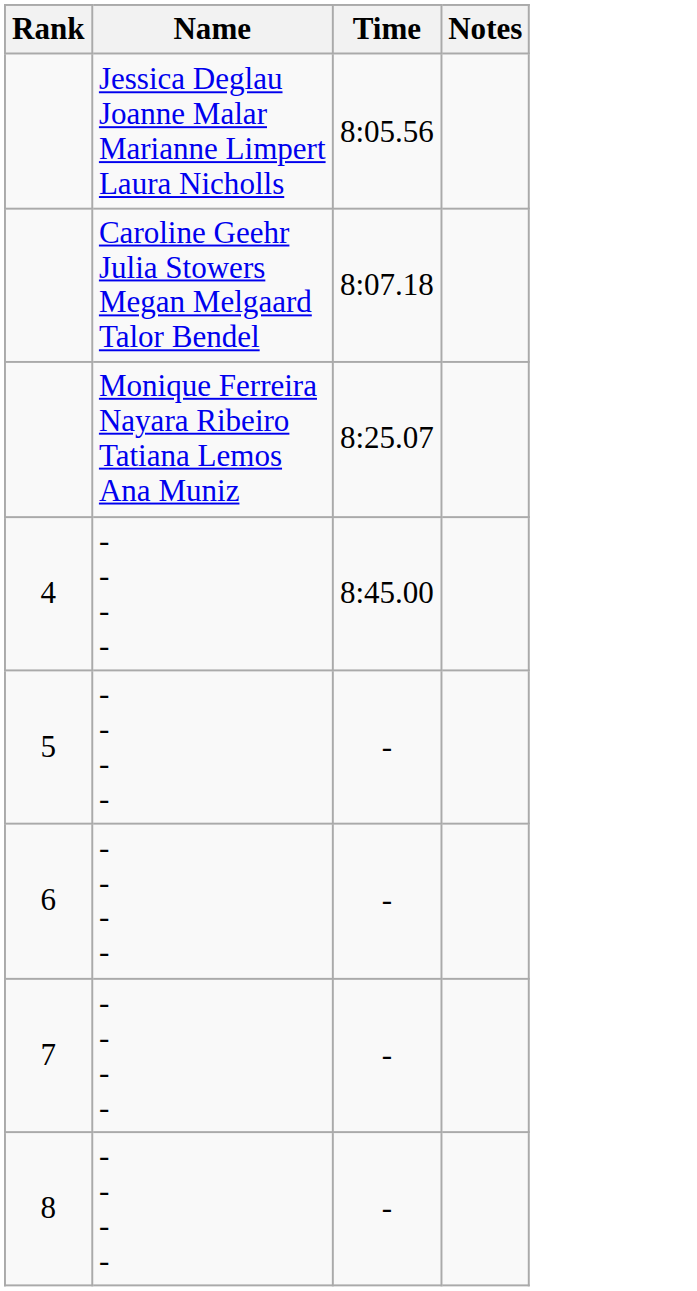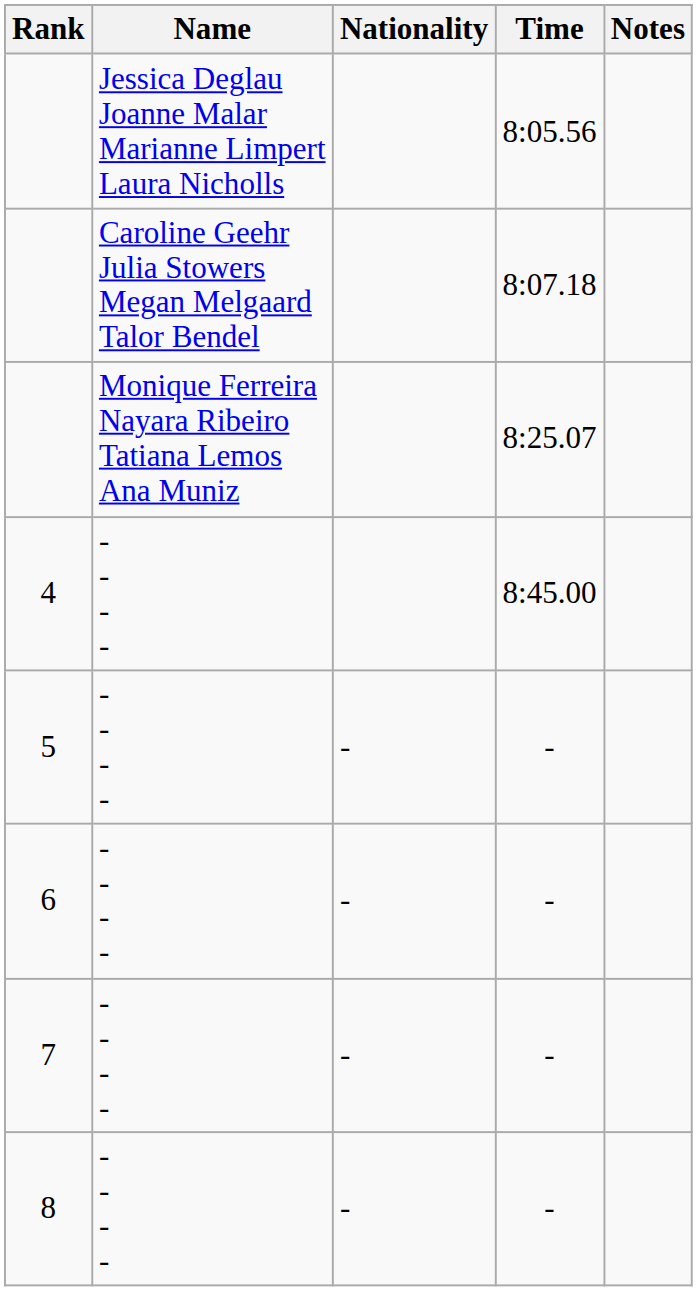+ column: (414, 29)
